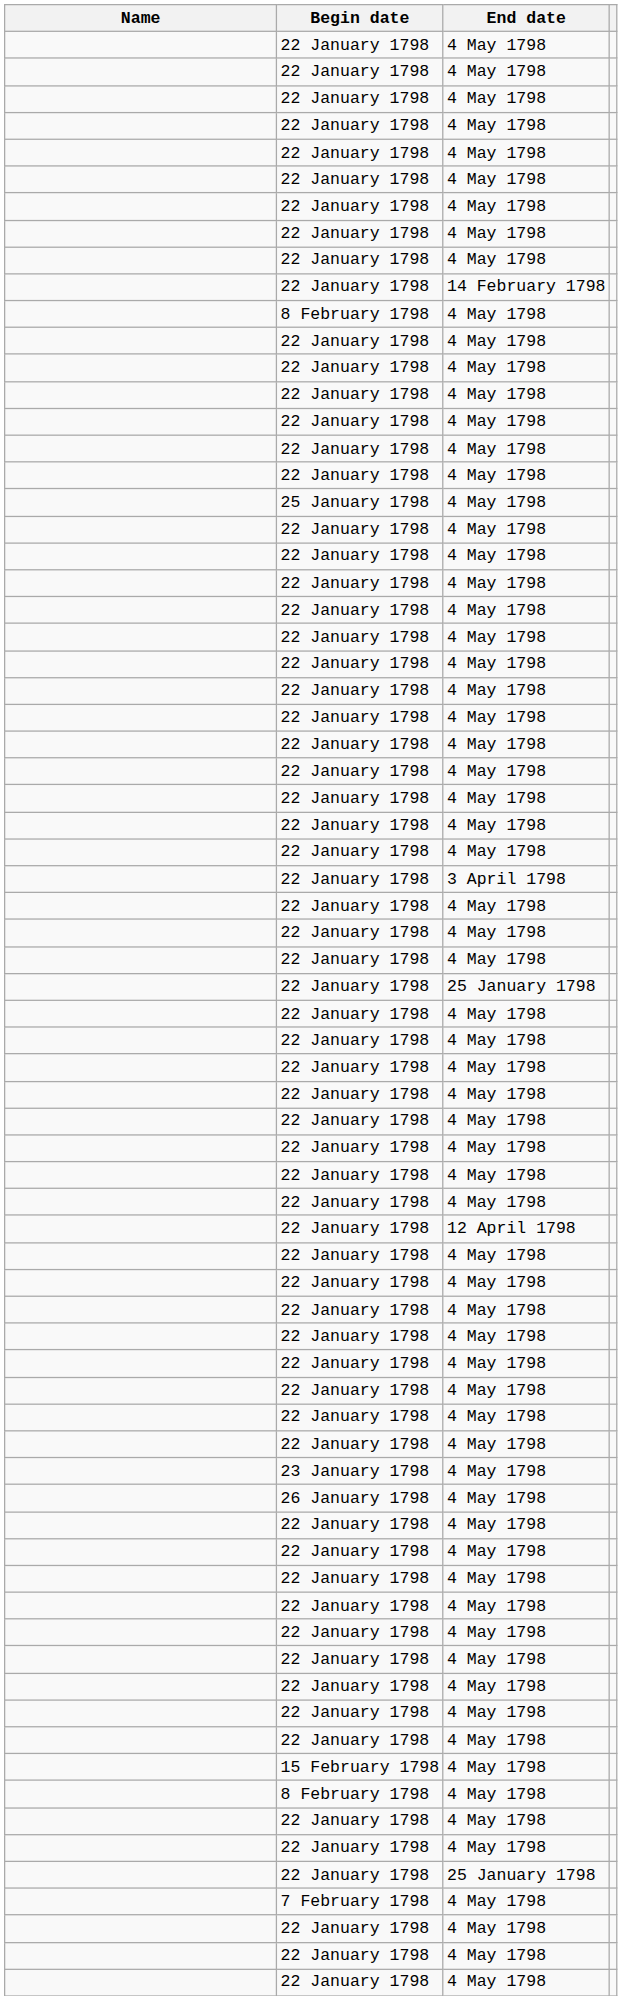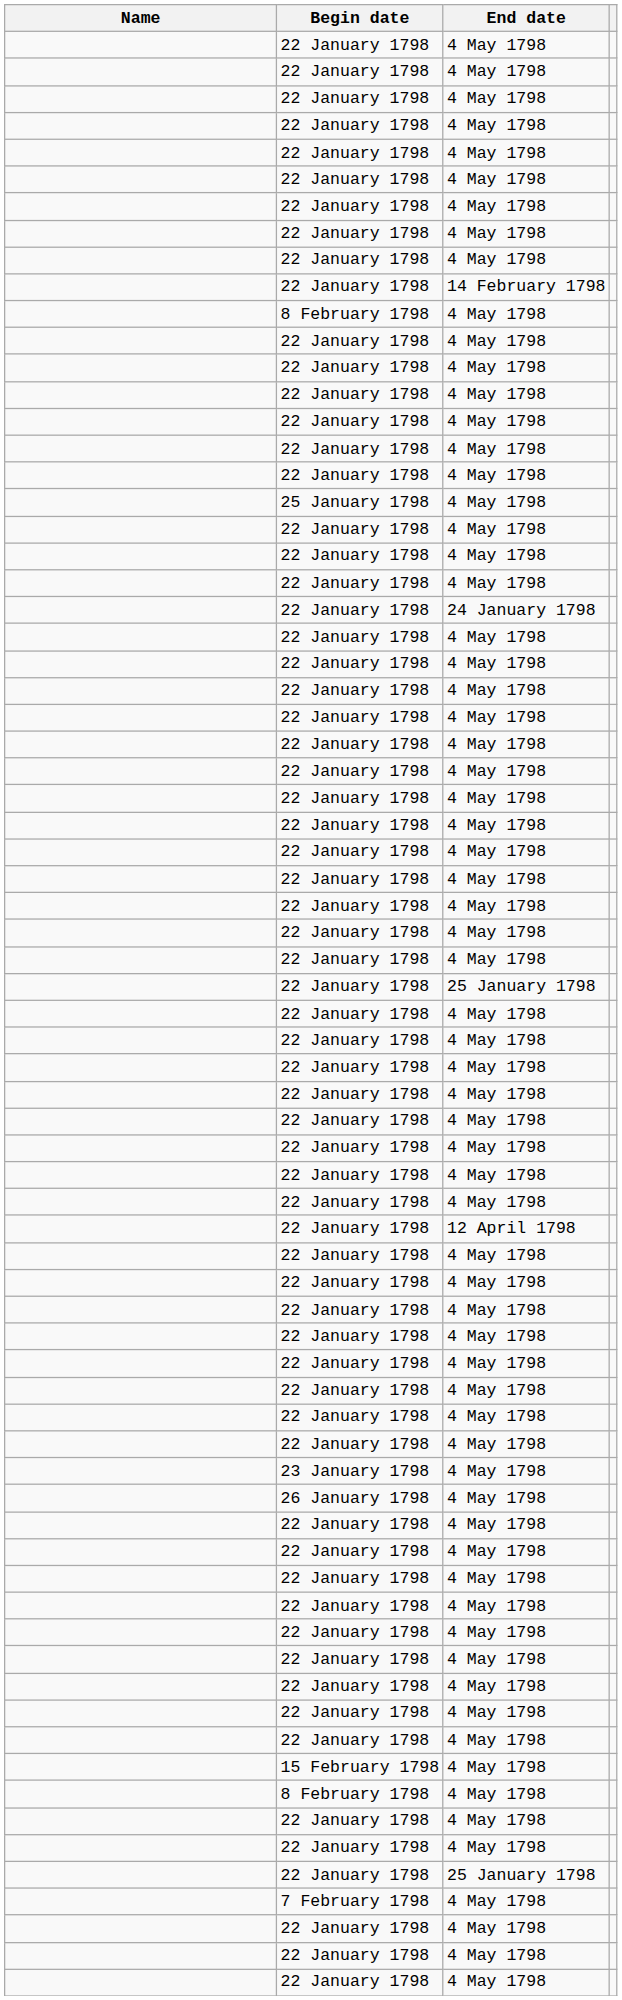+ row: (355, 610)
- row: (355, 879)
